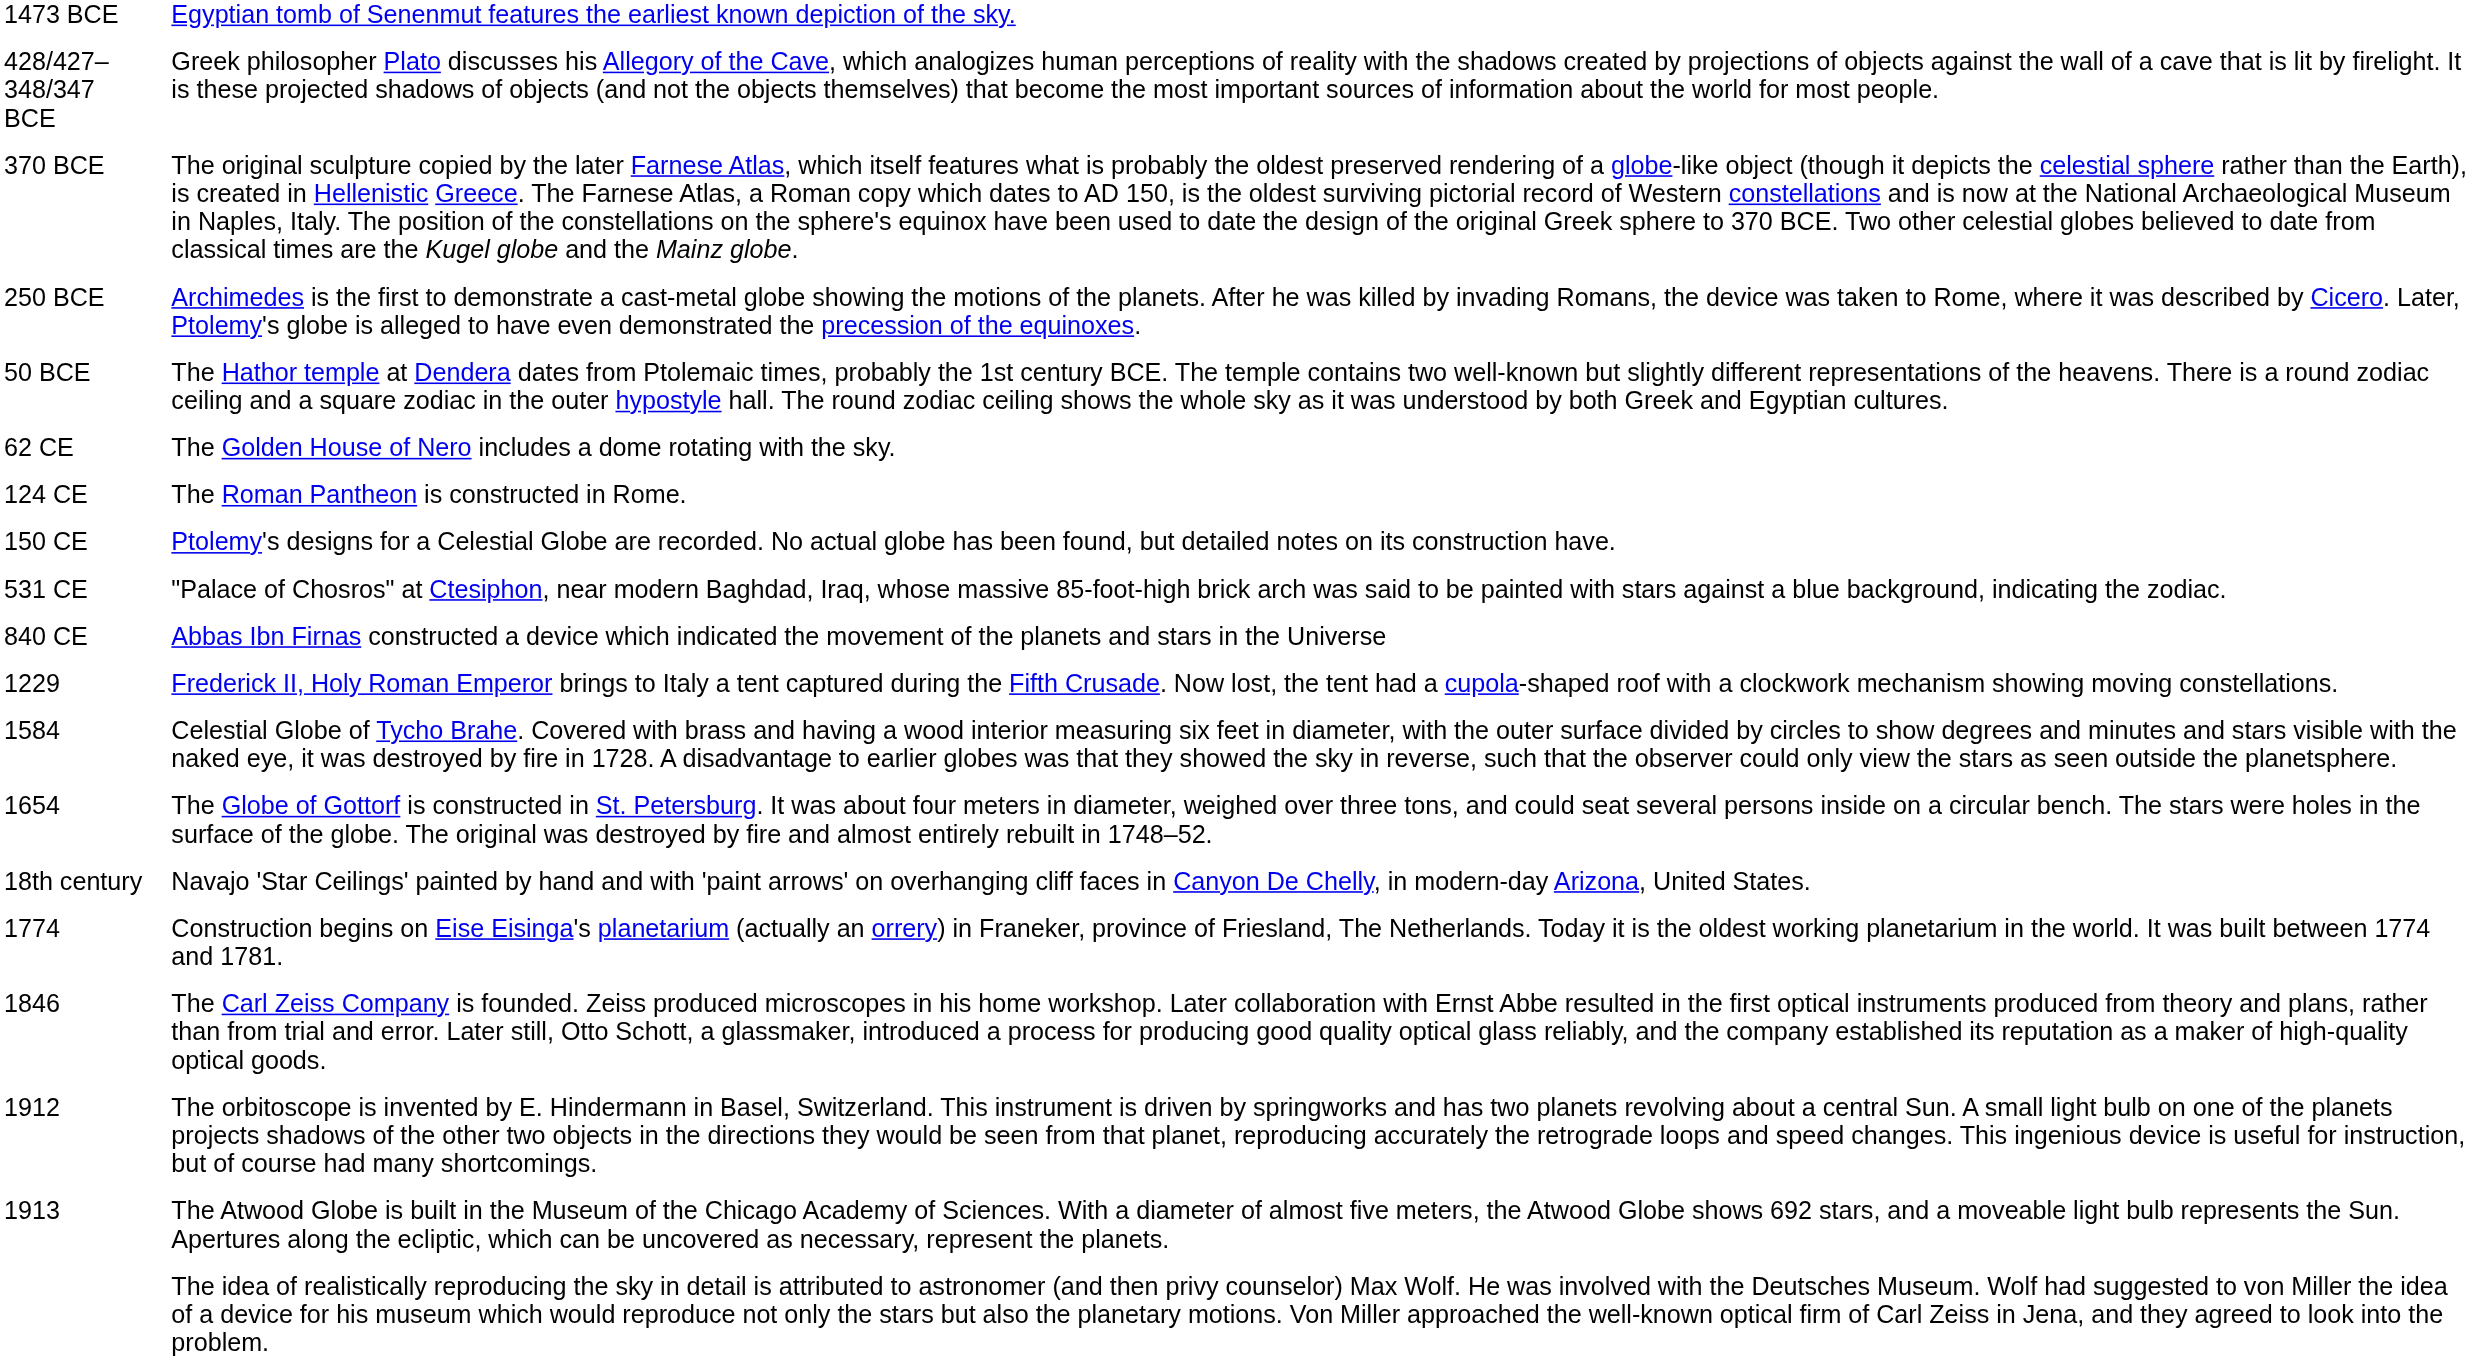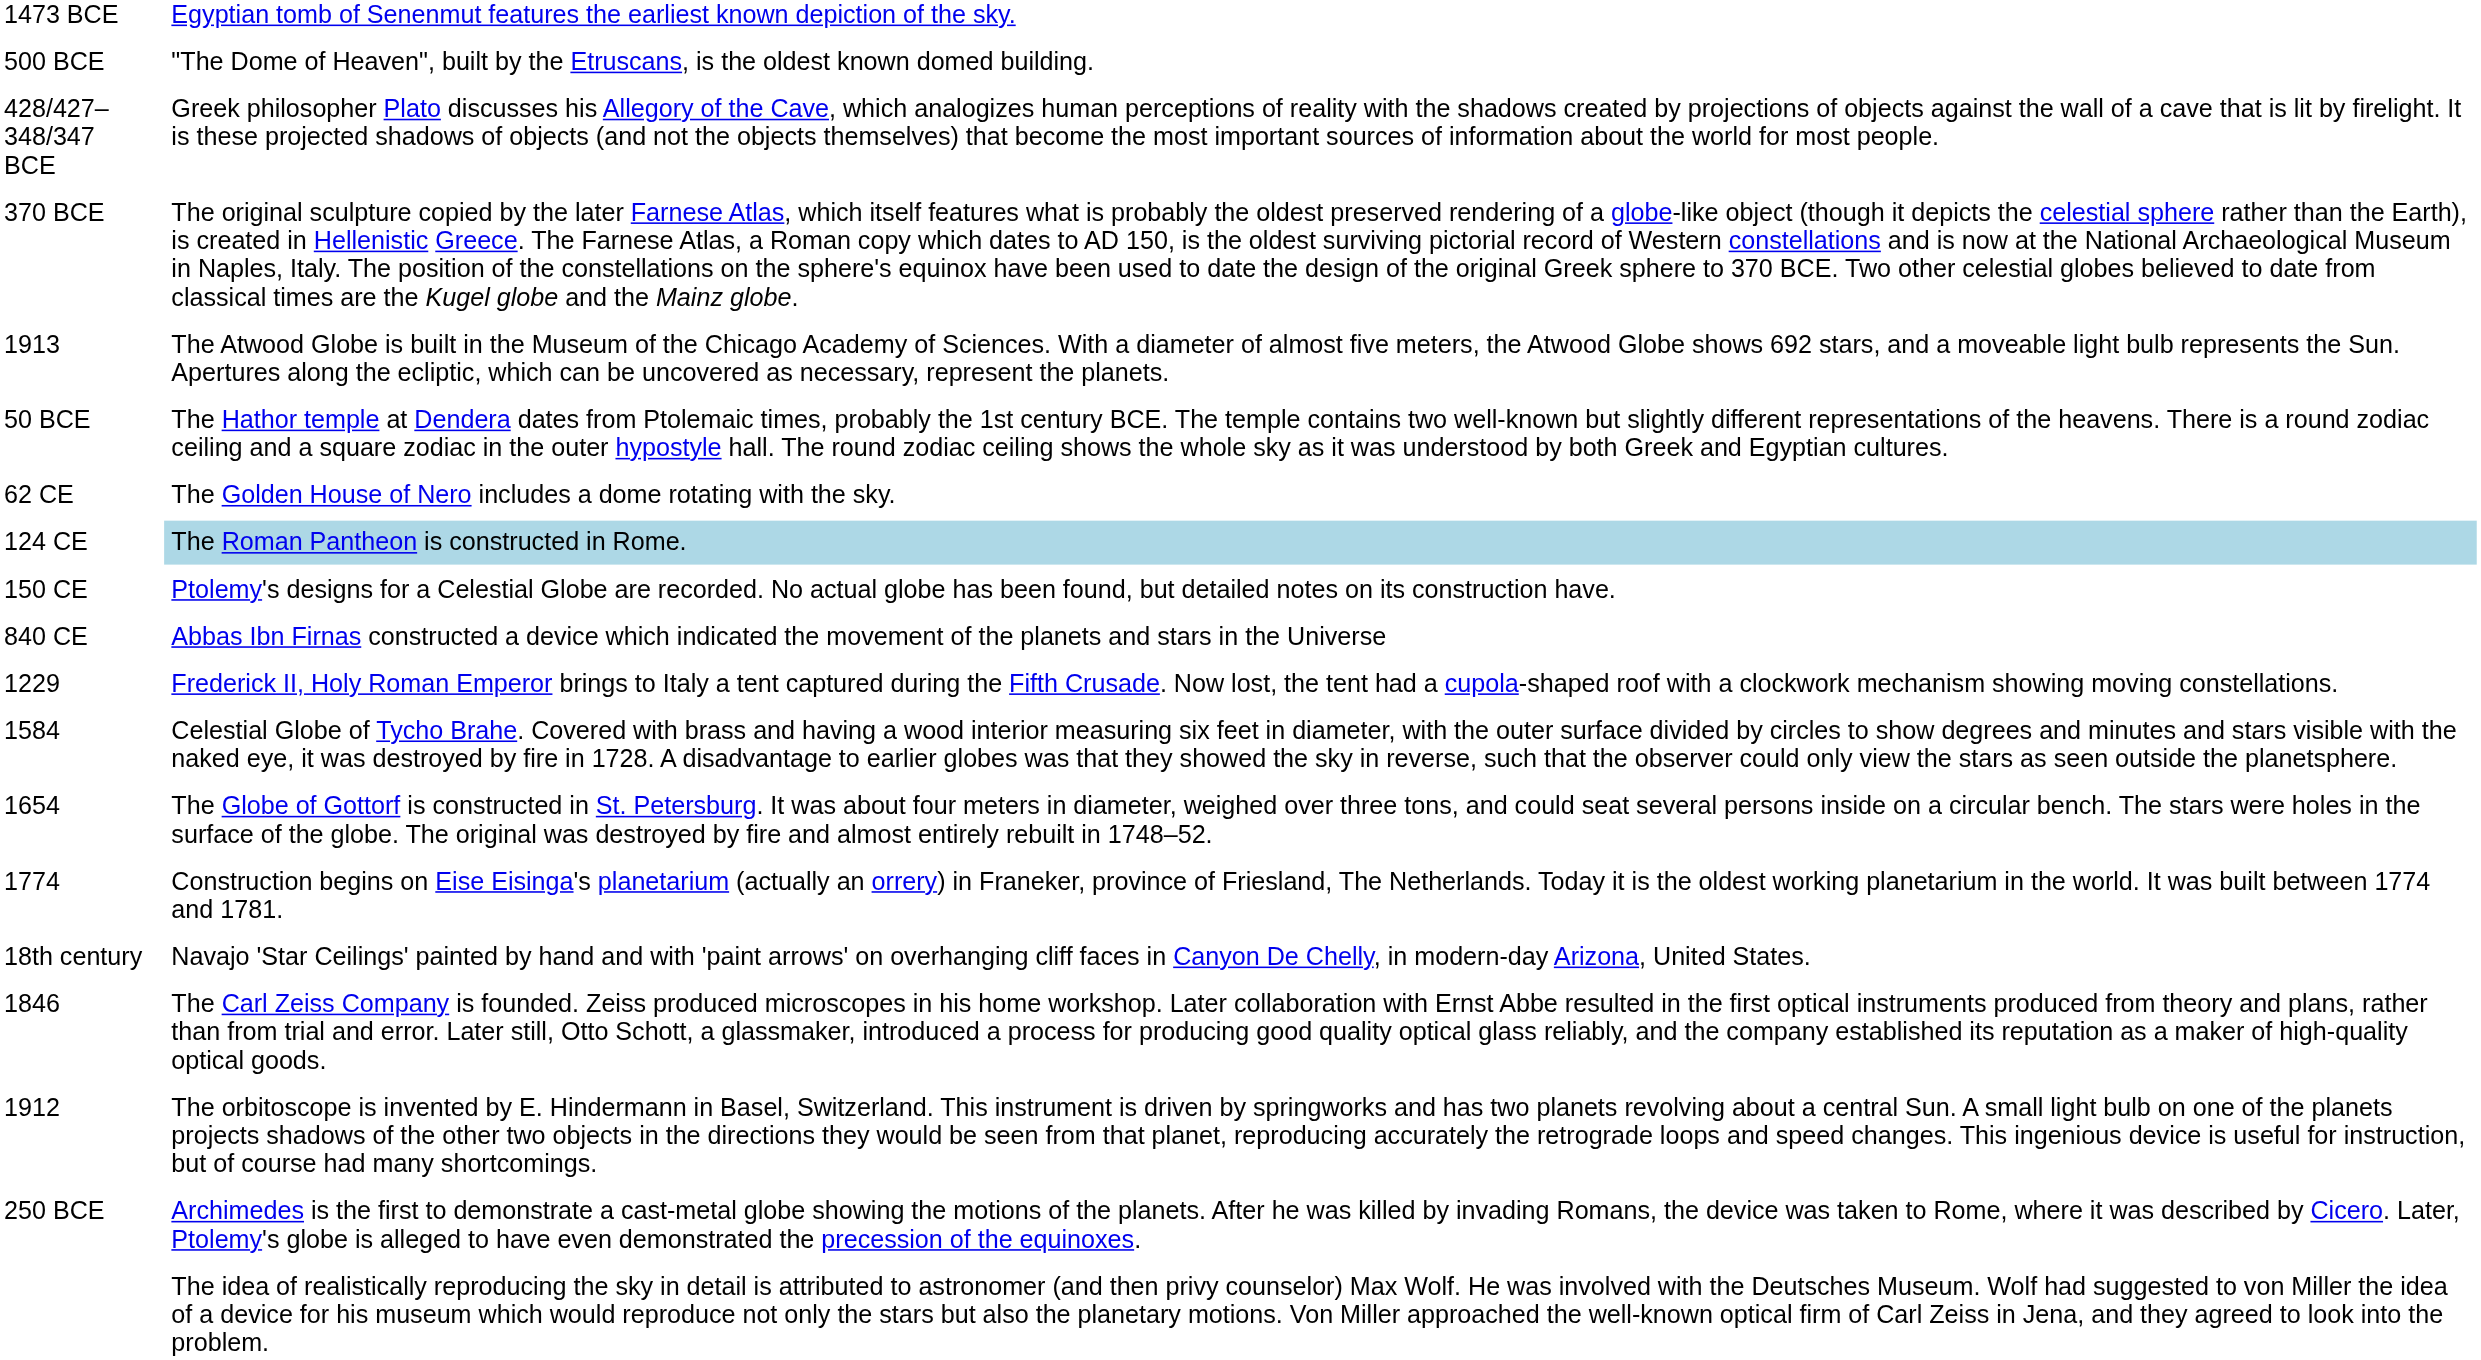+ row: (54, 61)
rows swapped: (54, 297) <-> (32, 1211)
(429, 495) no background -> (429, 542) lightblue background
- row: (46, 589)
rows swapped: (73, 881) <-> (32, 928)
